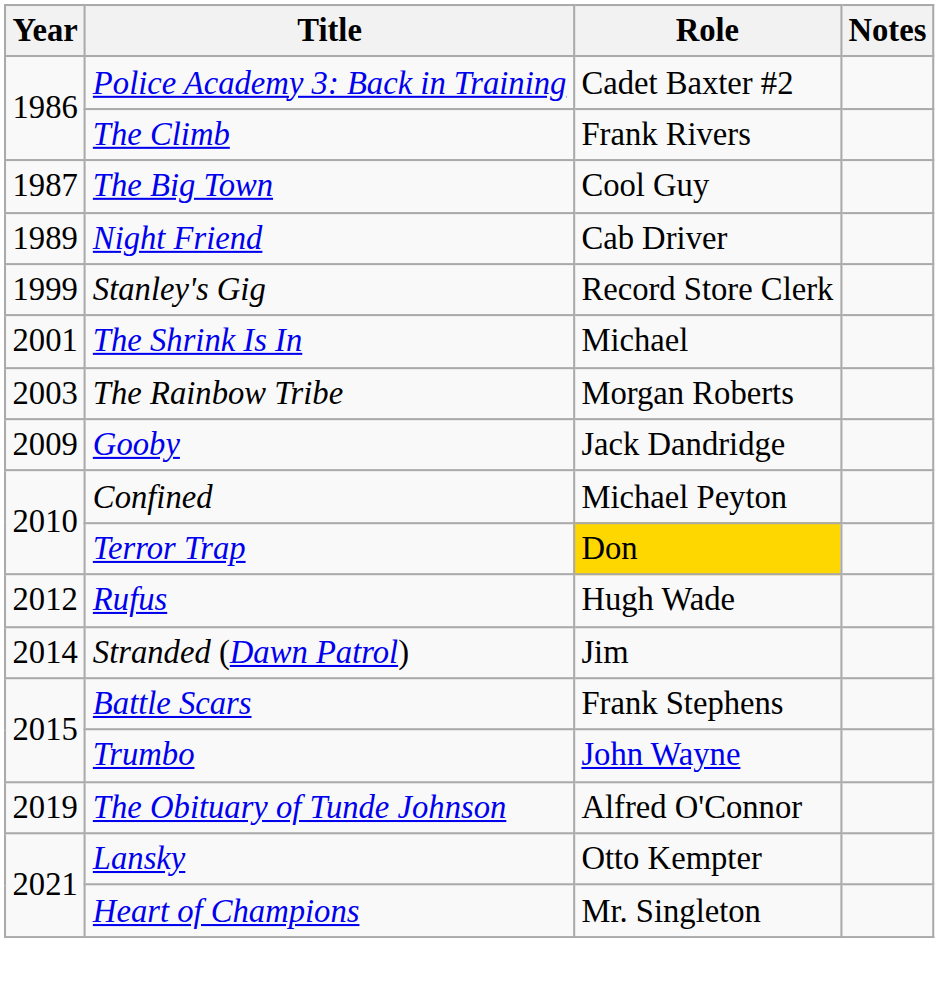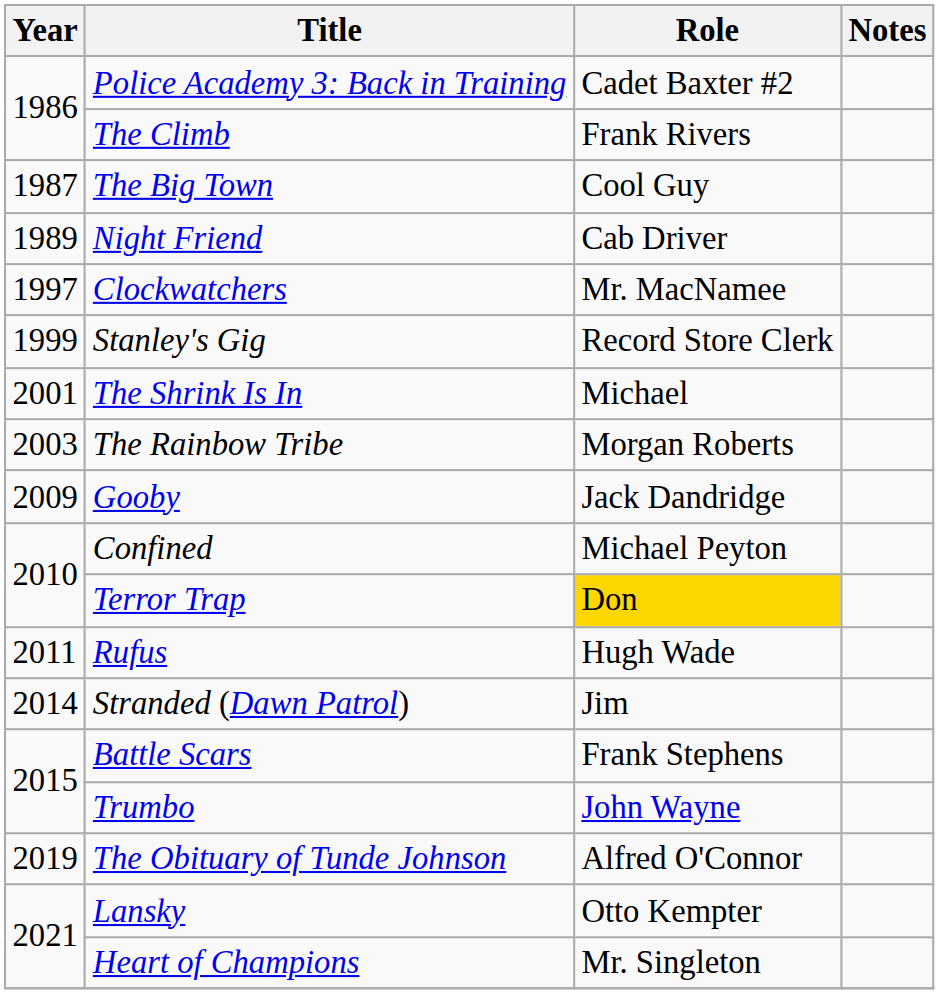+ row: (190, 289)
(45, 599) 2012 -> (45, 651) 2011
